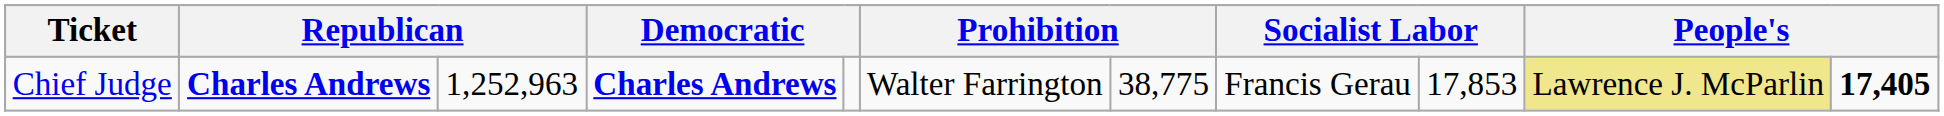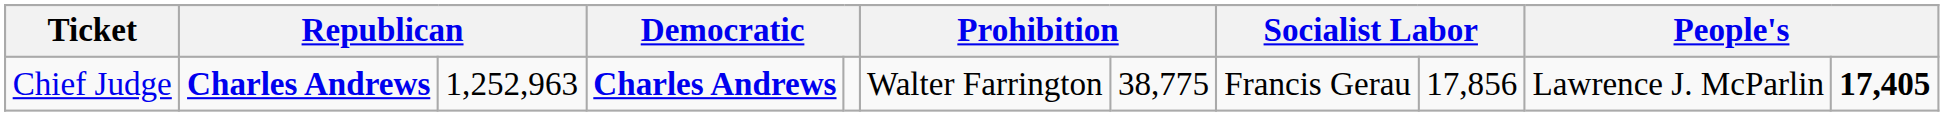(1472, 83) 17,853 -> (1472, 83) 17,856
(1678, 83) khaki background -> (1678, 83) no background
